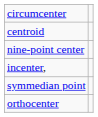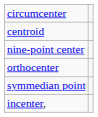rows swapped: (26, 67) <-> (33, 103)
